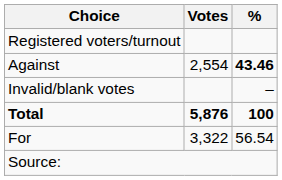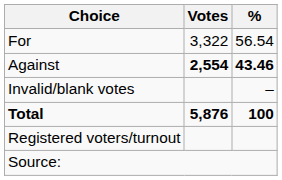rows swapped: (20, 138) <-> (94, 41)
(209, 65) normal -> (209, 65) bold
